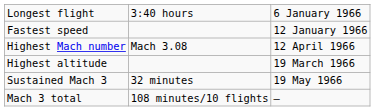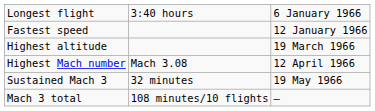rows swapped: (57, 64) <-> (66, 47)
